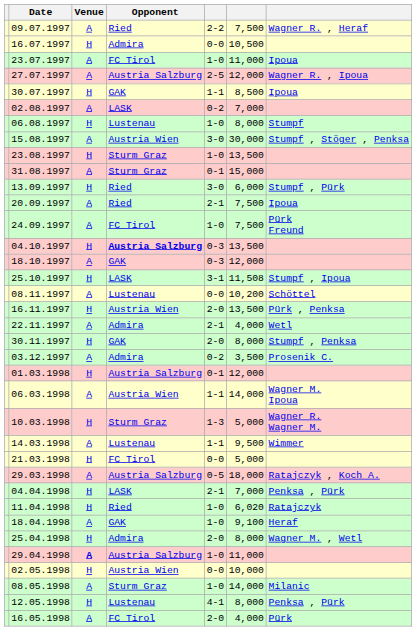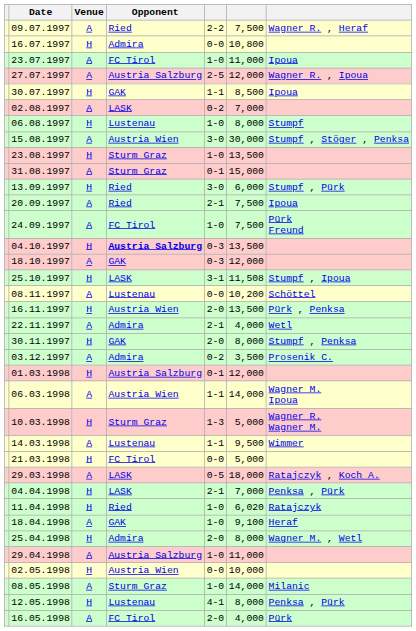(246, 44) 10,500 -> (246, 44) 10,800
(155, 475) Austria Salzburg -> (120, 475) LASK
(89, 555) bold -> (89, 555) normal
